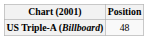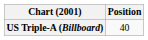(125, 27) 48 -> (125, 27) 40
